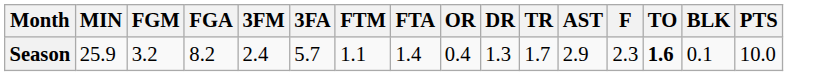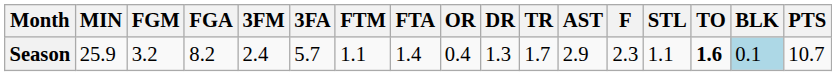+ column: (667, 20)
(700, 53) no background -> (748, 53) lightblue background
(758, 53) 10.0 -> (806, 53) 10.7
